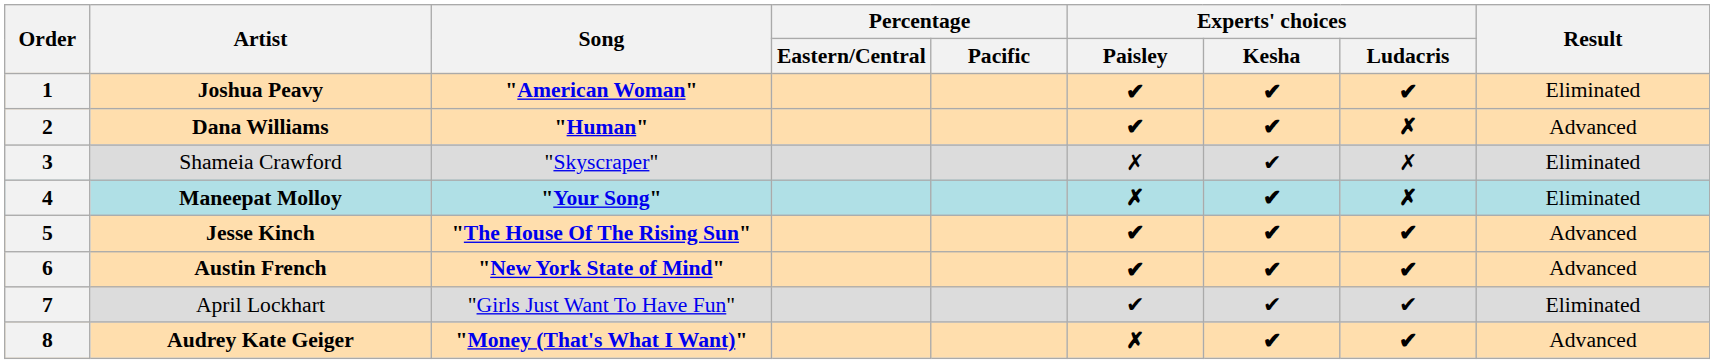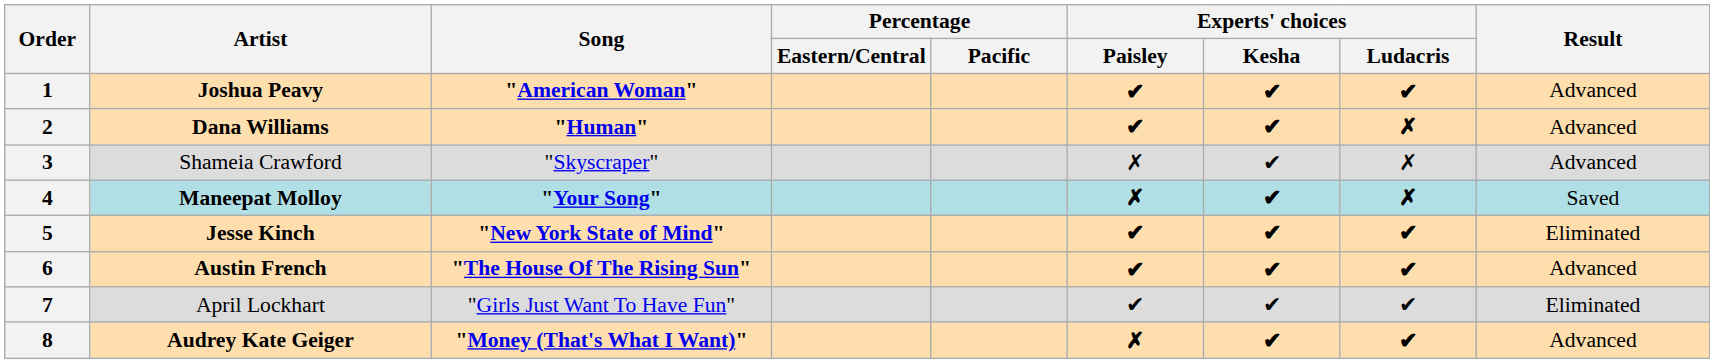(1593, 90) Eliminated -> (1593, 90) Advanced
(1593, 162) Eliminated -> (1593, 162) Advanced
(1593, 197) Eliminated -> (1593, 197) Saved
(601, 233) "The House Of The Rising Sun" -> (601, 233) "New York State of Mind"
(1593, 233) Advanced -> (1593, 233) Eliminated
(601, 268) "New York State of Mind" -> (601, 268) "The House Of The Rising Sun"
